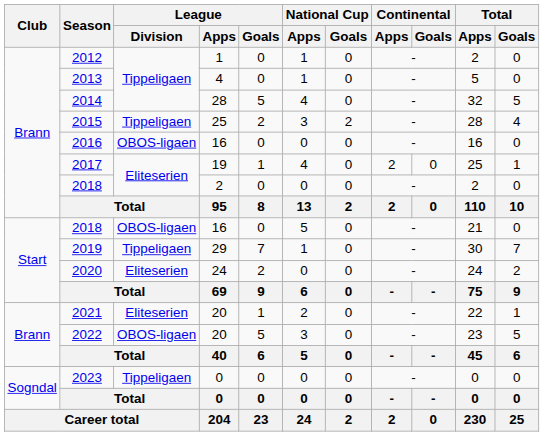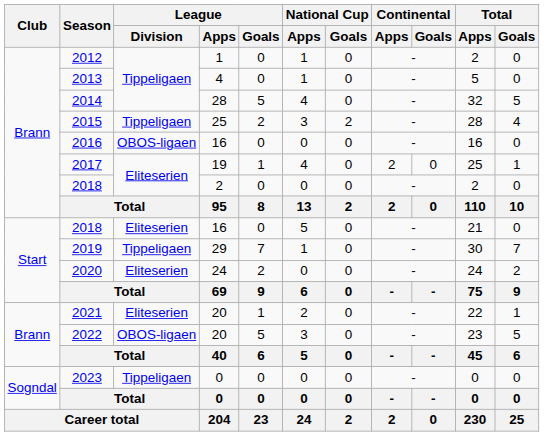(157, 228) OBOS-ligaen -> (157, 228) Eliteserien
